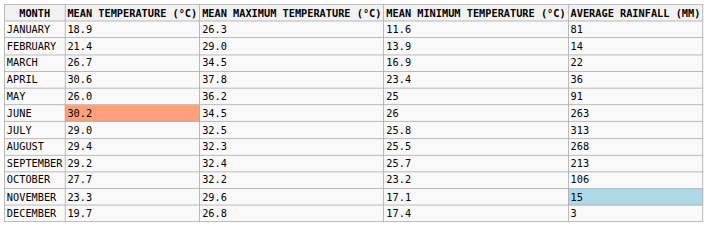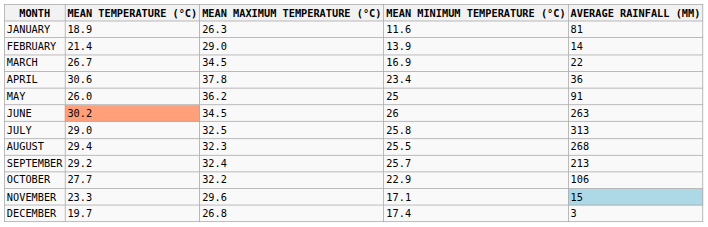(399, 180) 23.2 -> (399, 180) 22.9
